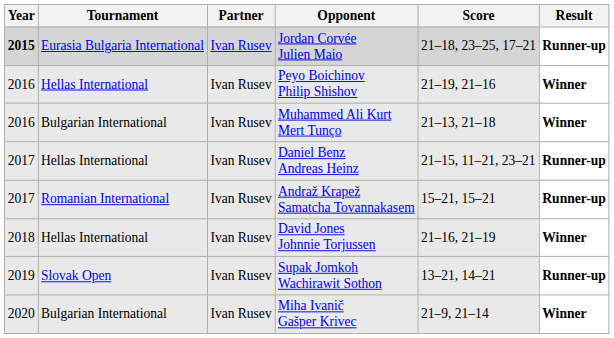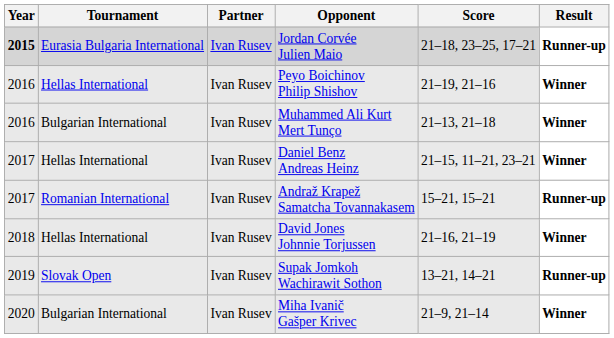(574, 161) Runner-up -> (564, 161) Winner
